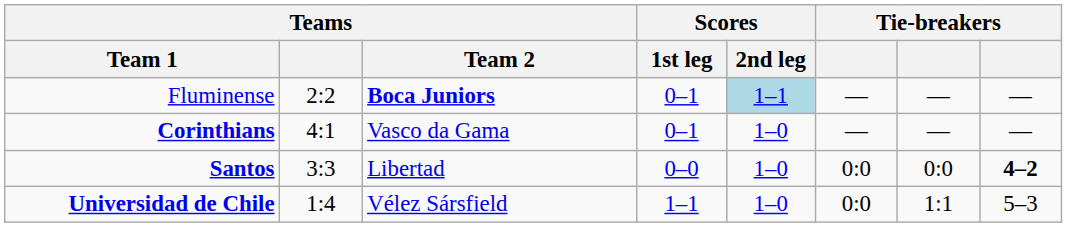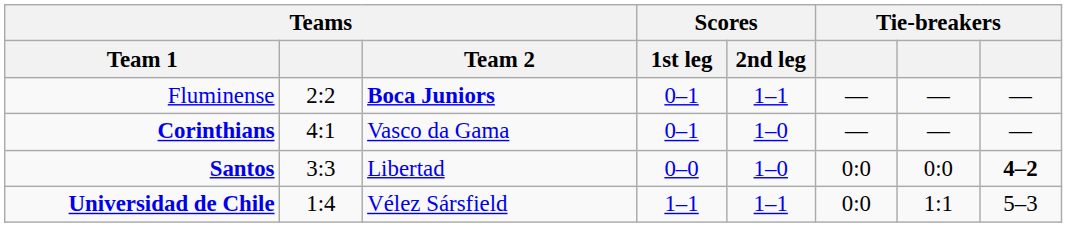(771, 95) lightblue background -> (771, 95) no background
(771, 204) 1–0 -> (771, 204) 1–1
